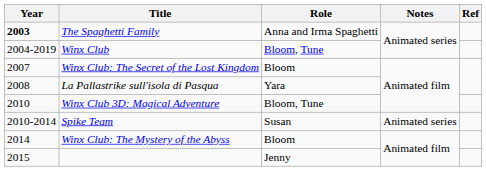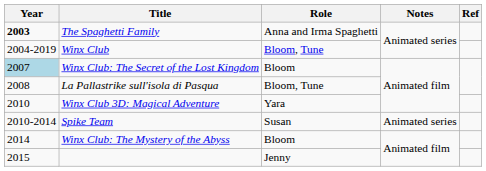(18, 67) no background -> (18, 67) lightblue background
(275, 85) Yara -> (294, 85) Bloom, Tune
(294, 103) Bloom, Tune -> (275, 103) Yara
